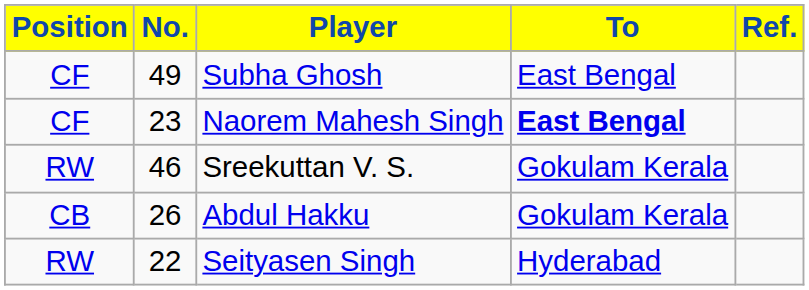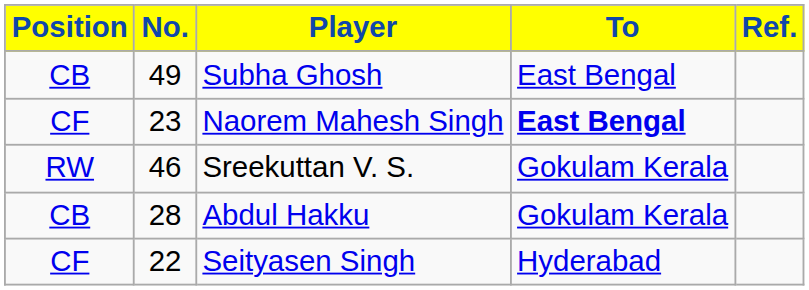(70, 74) CF -> (70, 74) CB
(165, 214) 26 -> (165, 214) 28
(70, 261) RW -> (70, 261) CF
